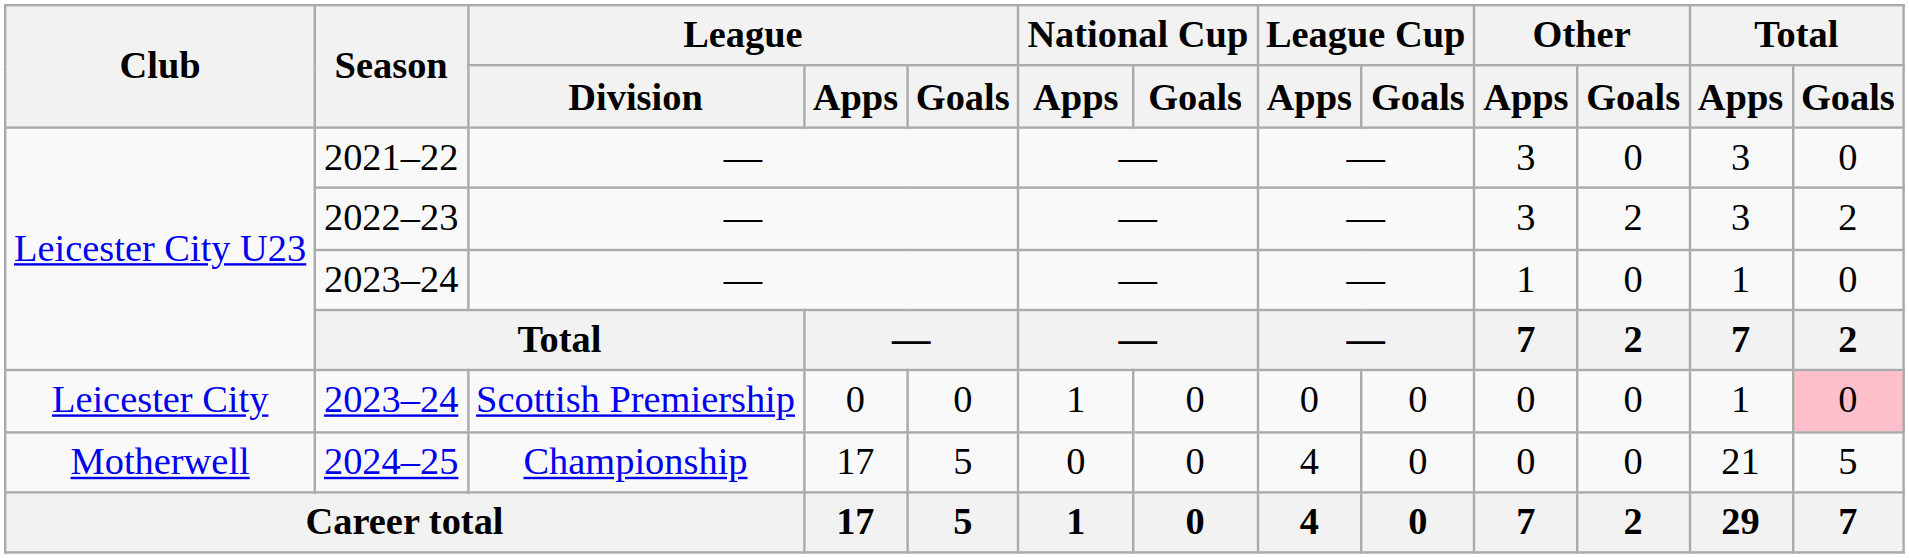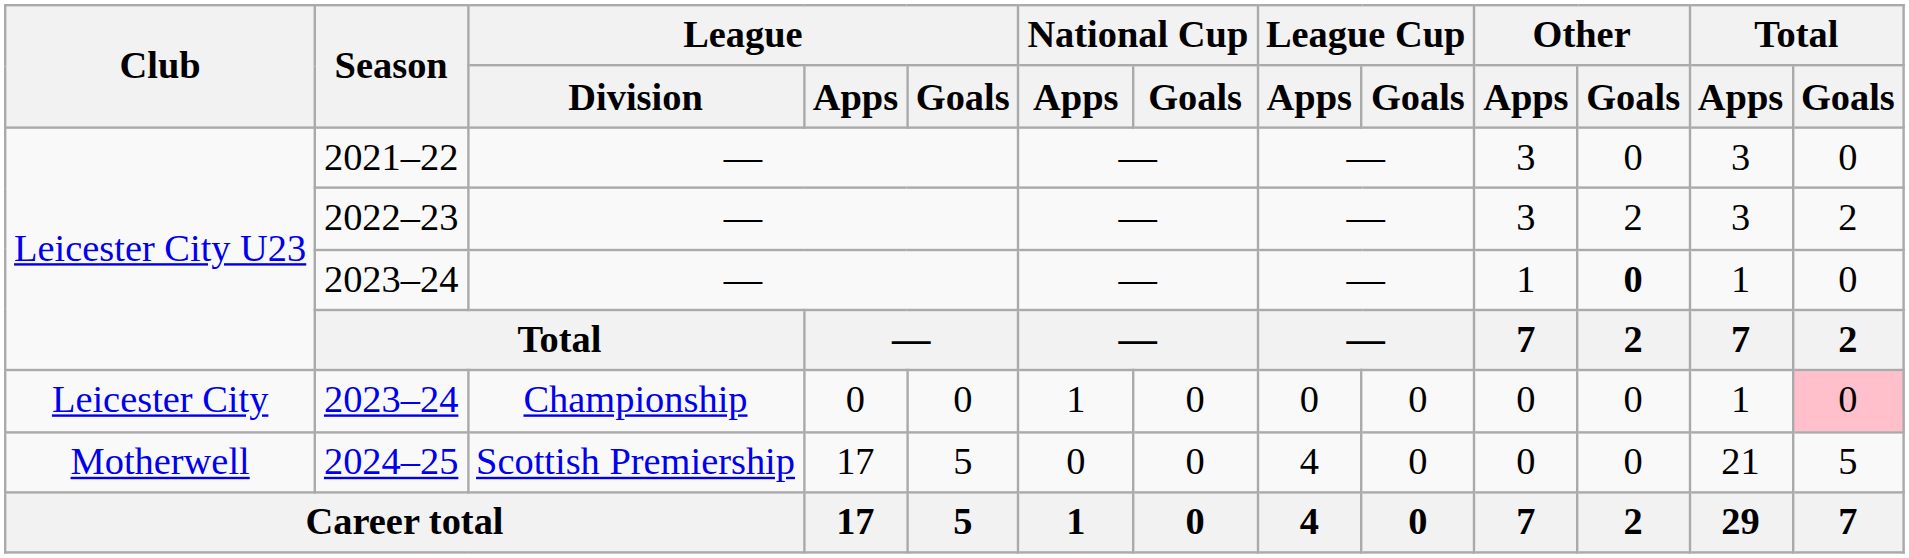(1633, 278) normal -> (1633, 278) bold
(636, 400) Scottish Premiership -> (636, 400) Championship
(636, 461) Championship -> (636, 461) Scottish Premiership
